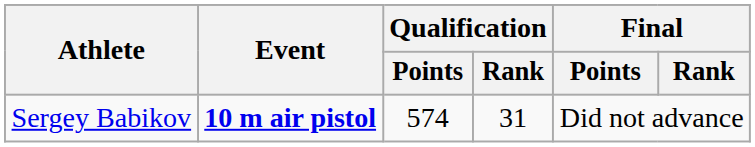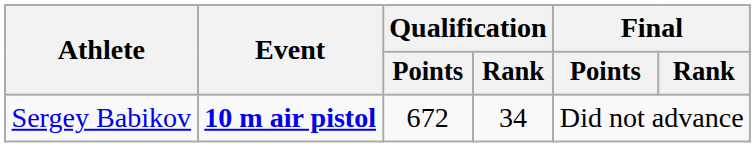(428, 118) 574 -> (428, 118) 672
(513, 118) 31 -> (513, 118) 34
